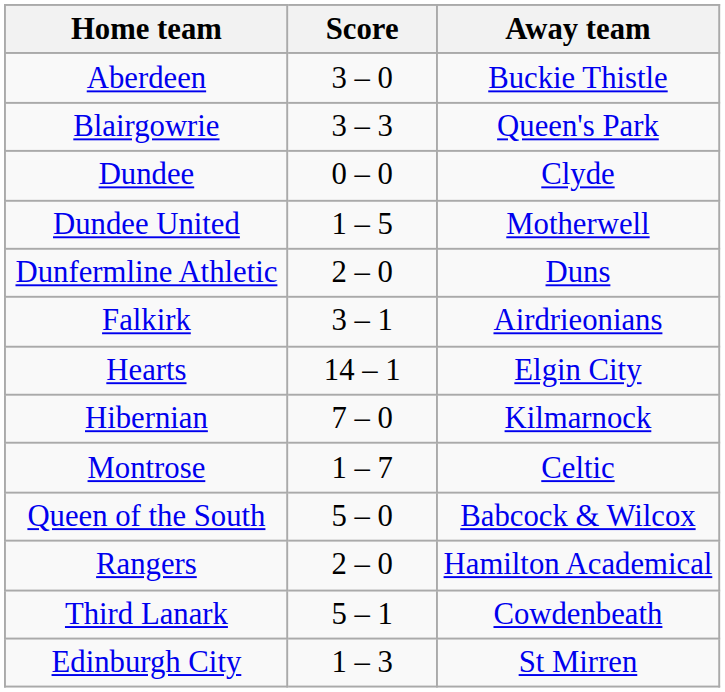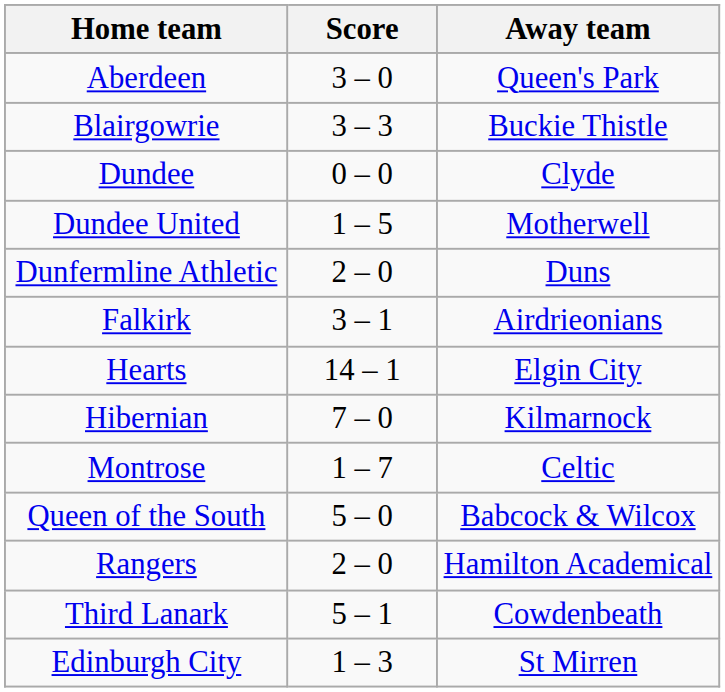(578, 77) Buckie Thistle -> (578, 77) Queen's Park
(578, 126) Queen's Park -> (578, 126) Buckie Thistle
